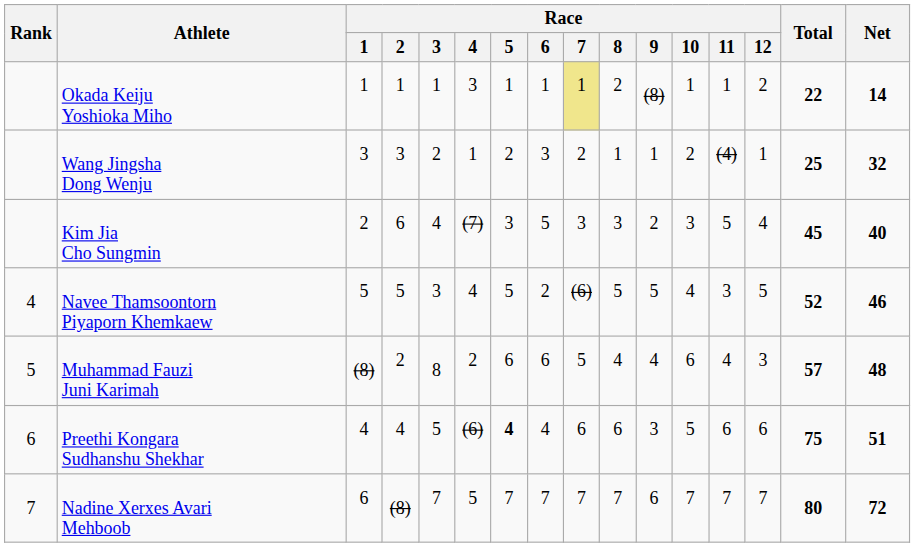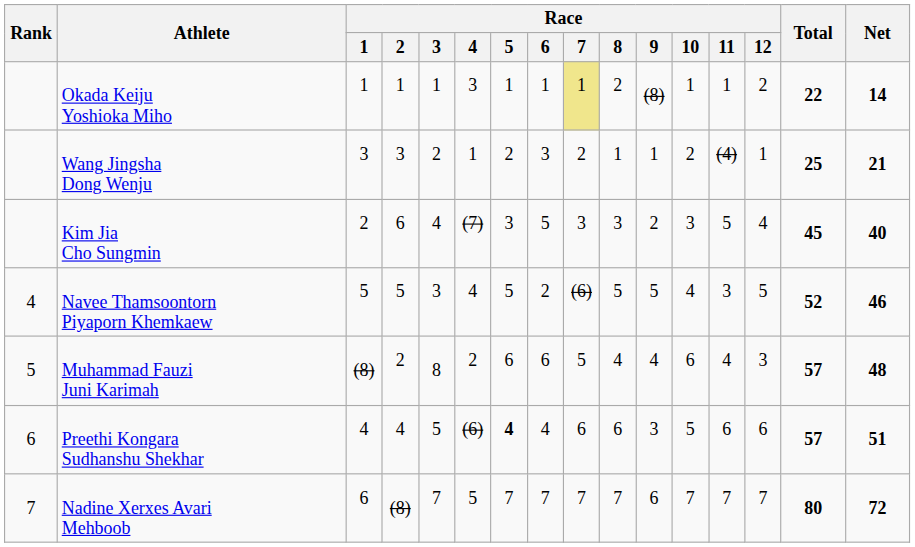(877, 164) 32 -> (877, 164) 21
(813, 439) 75 -> (813, 439) 57
